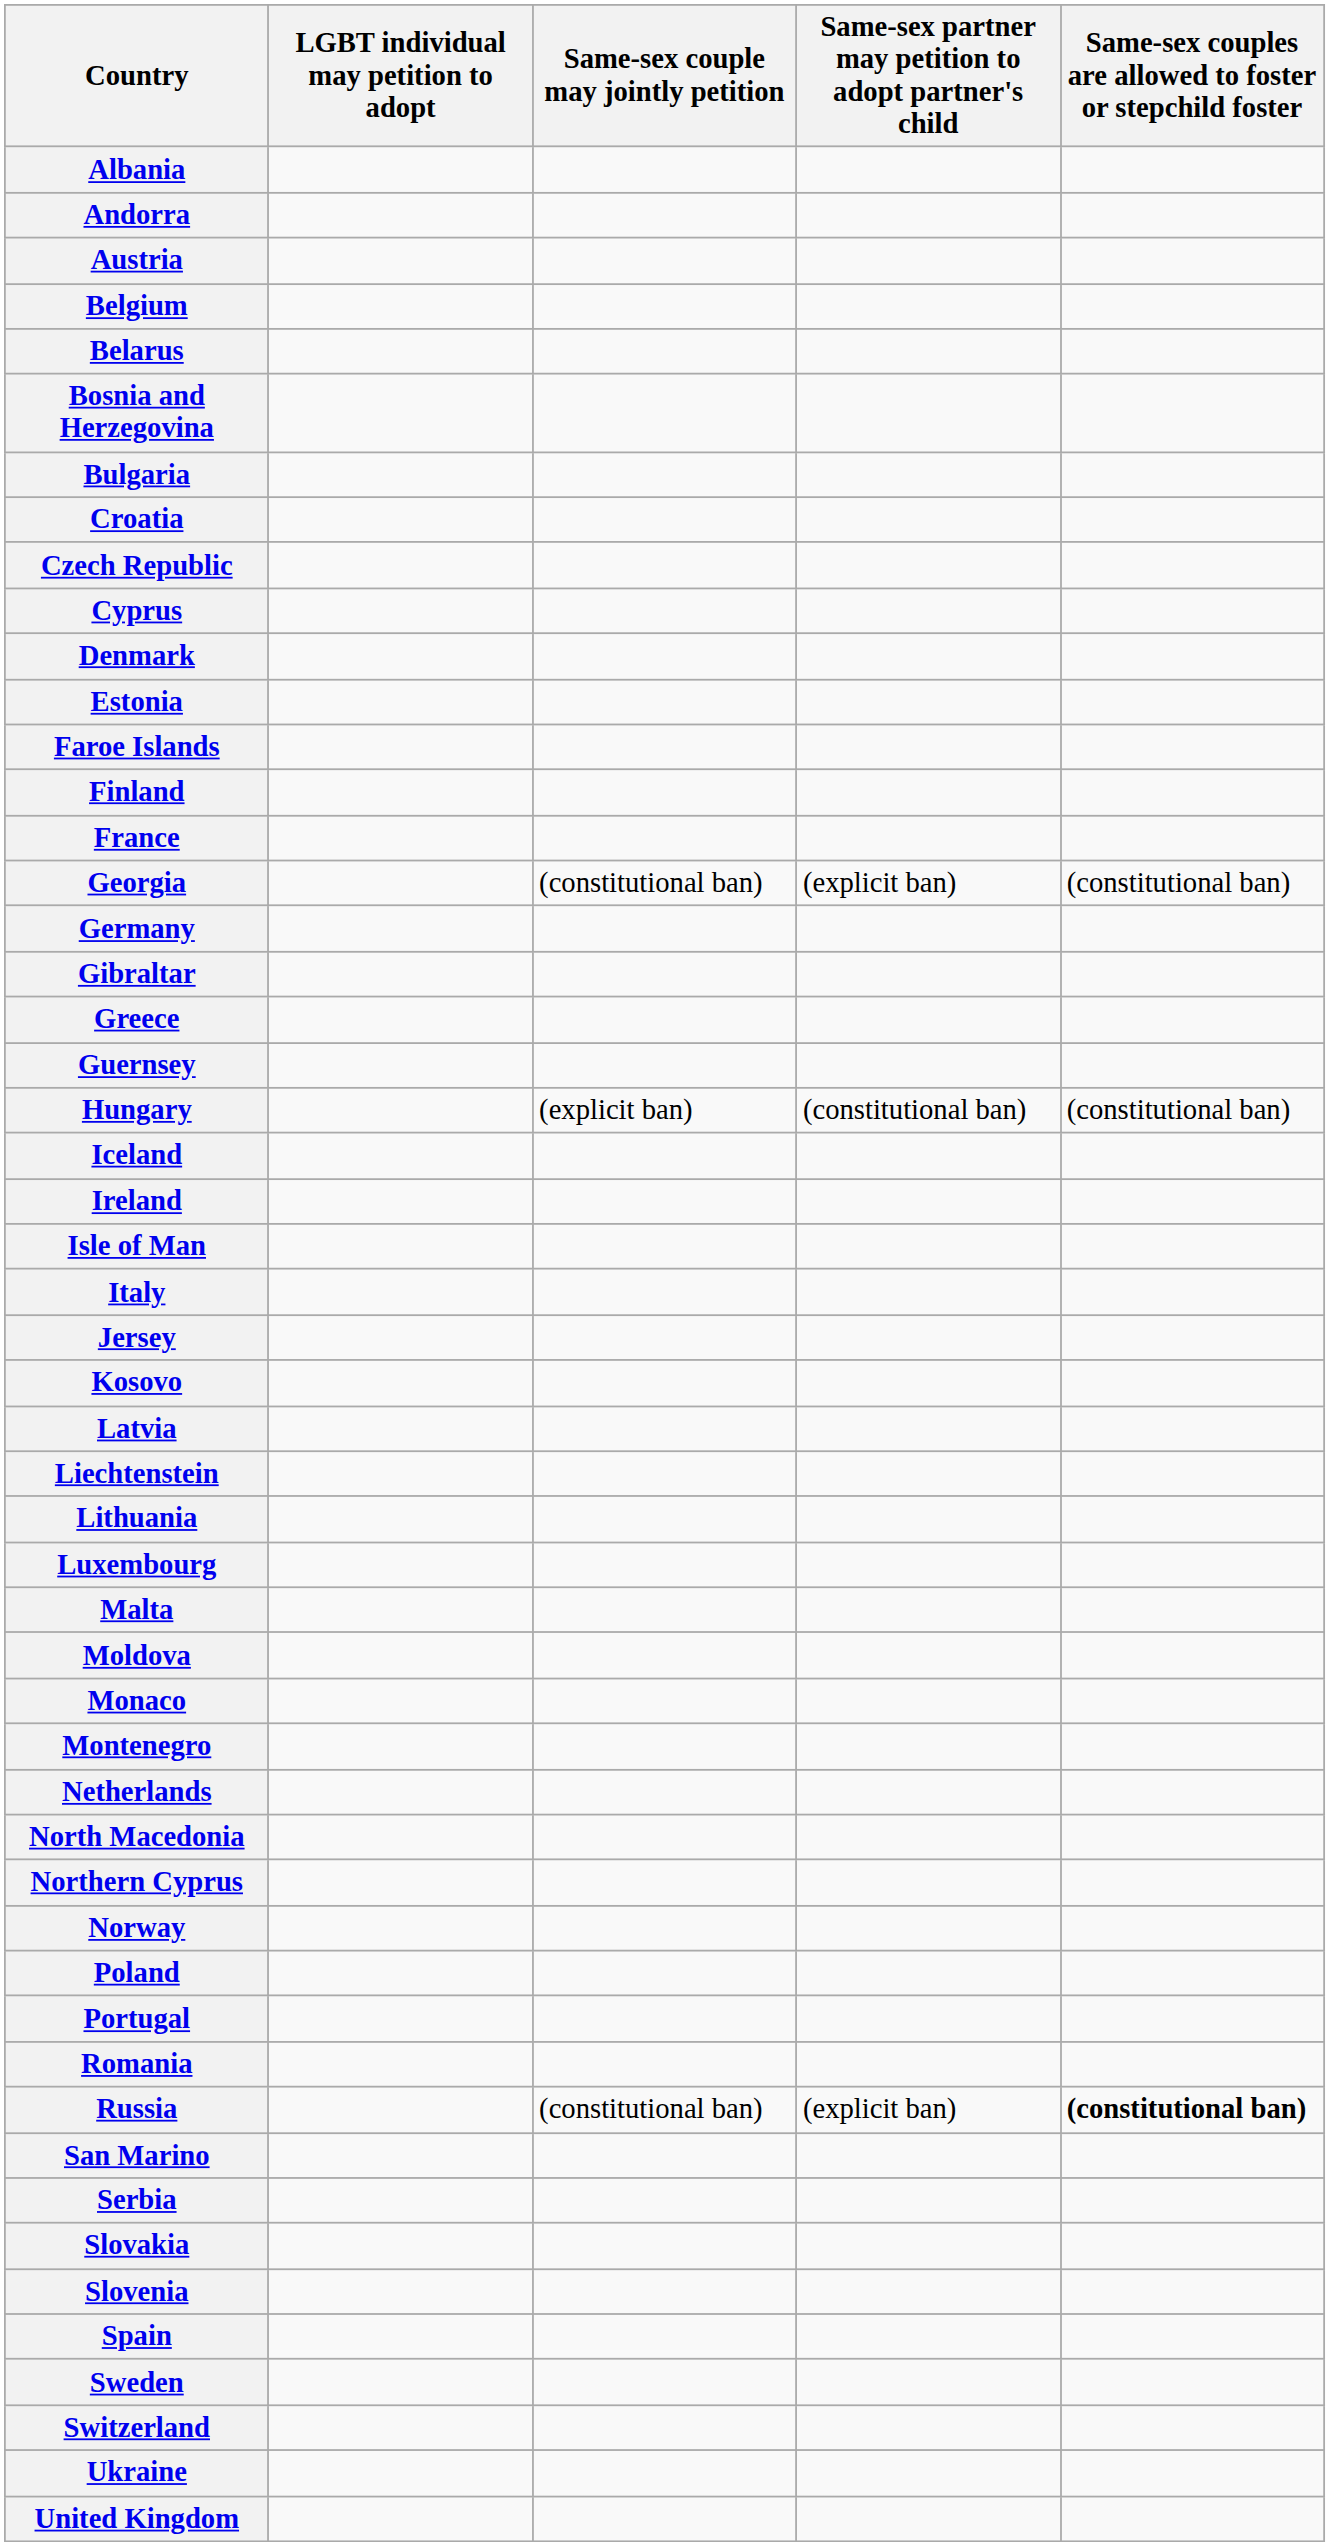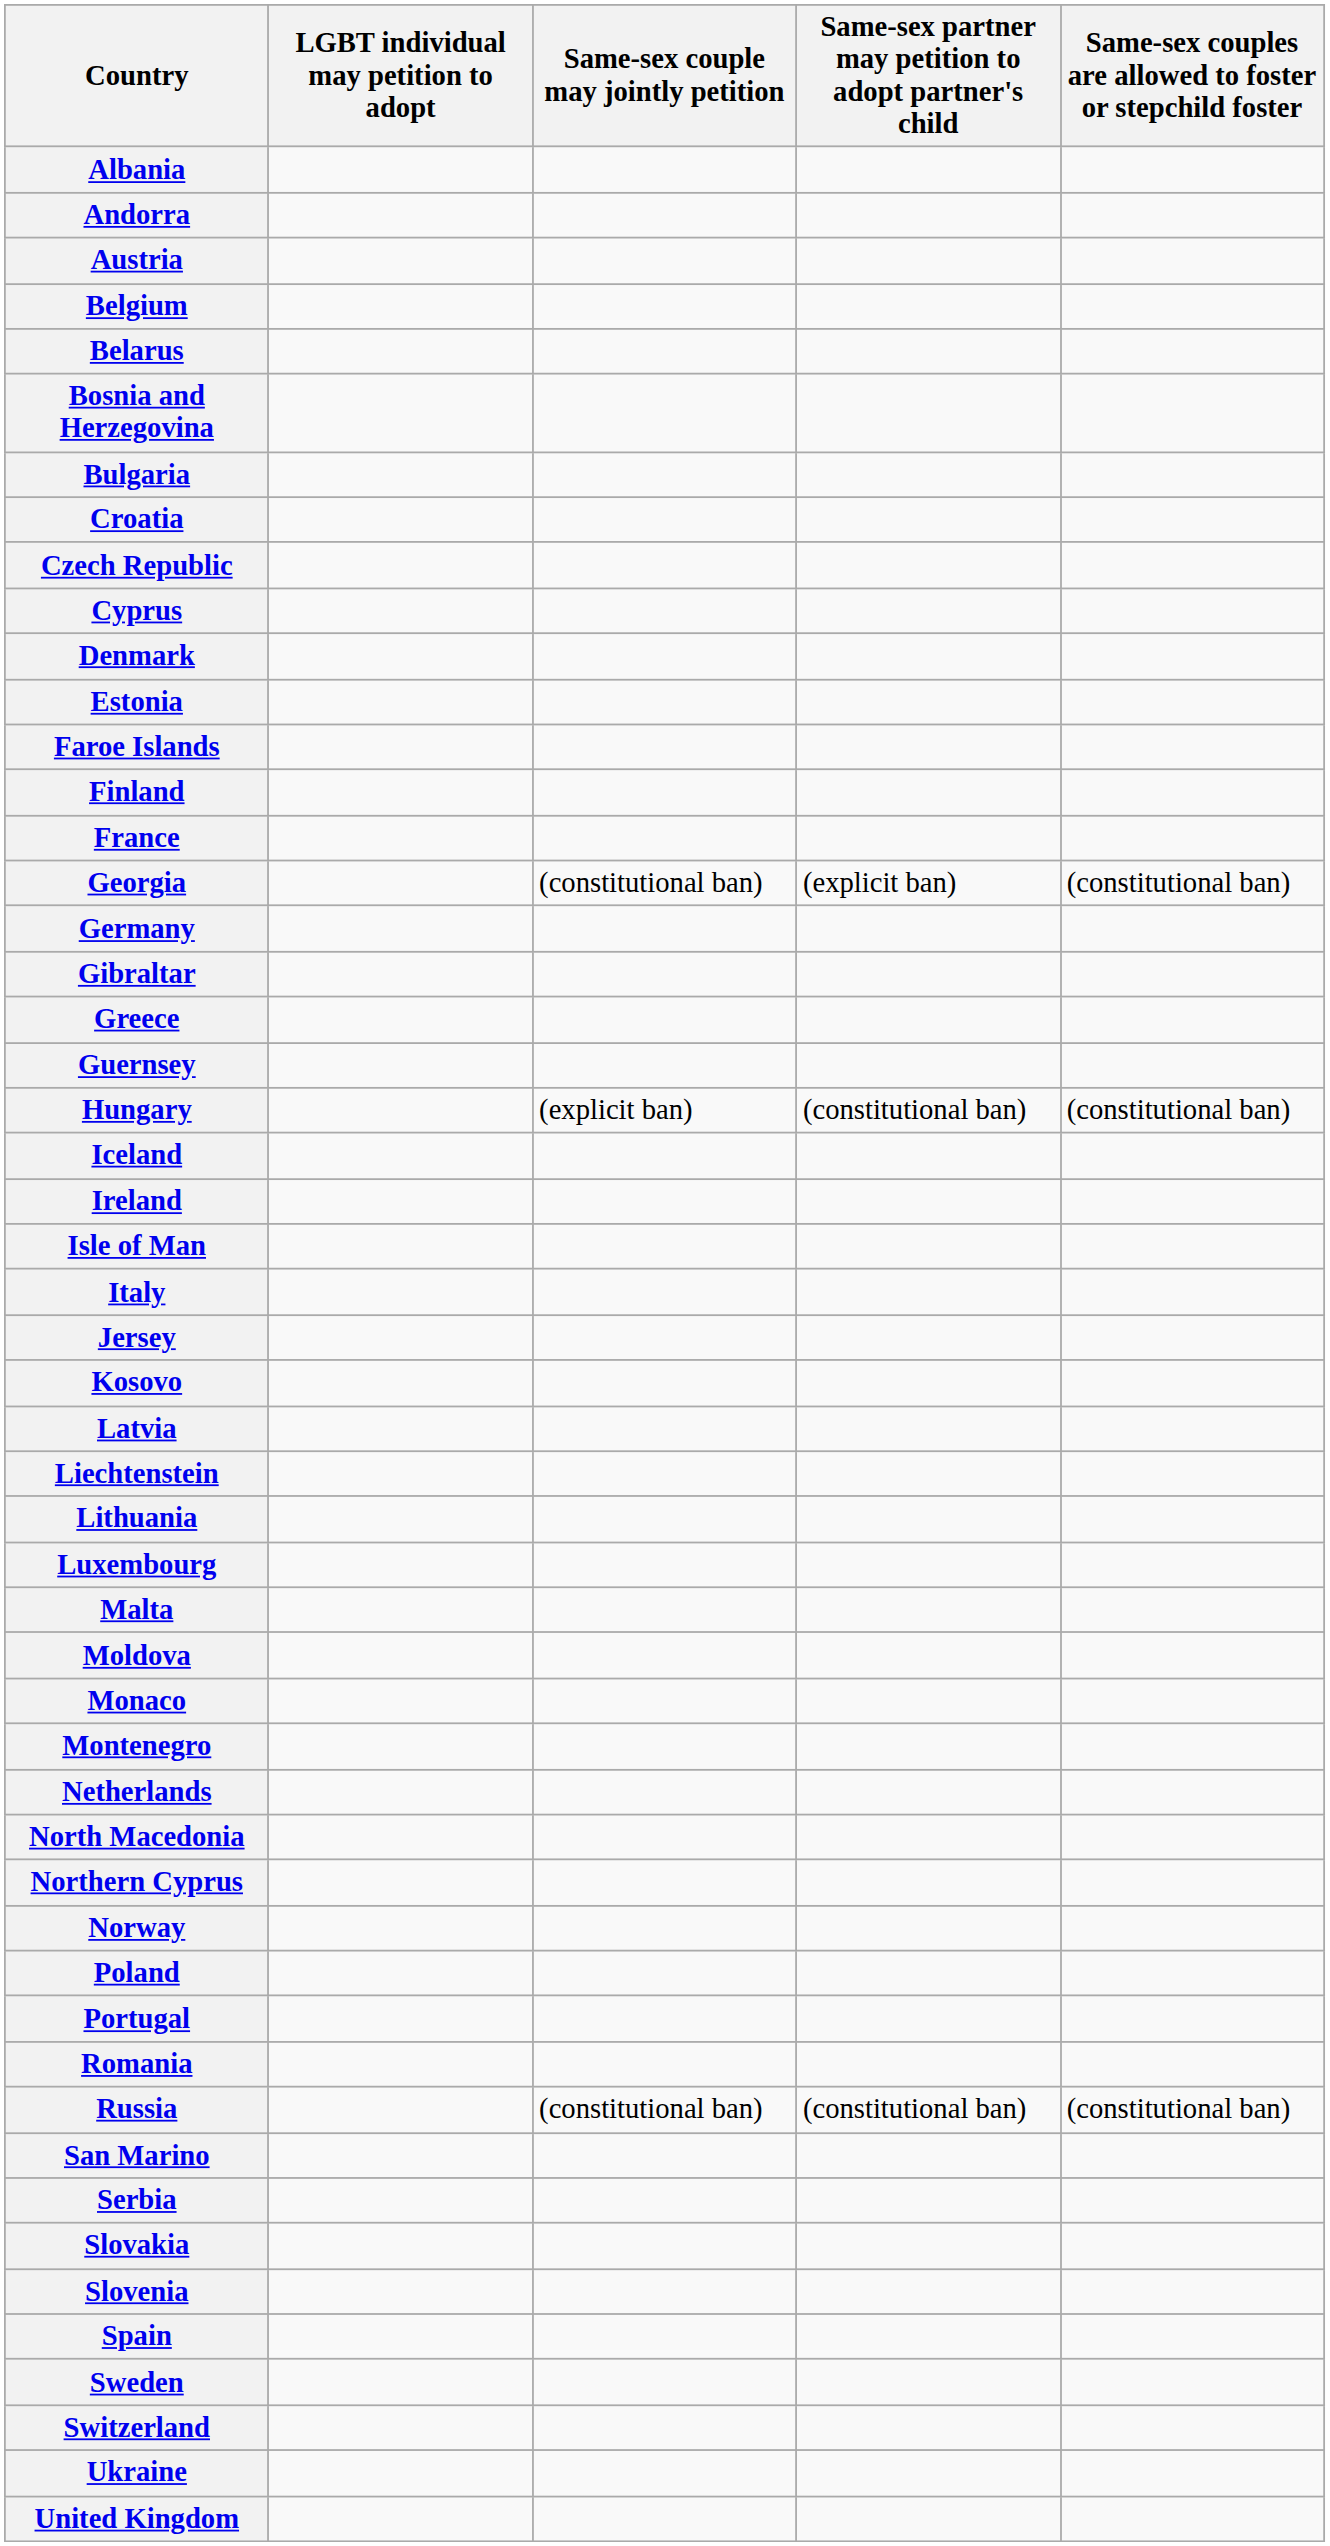(880, 2109) (explicit ban) -> (915, 2109) (constitutional ban)
(1186, 2109) bold -> (1178, 2109) normal
